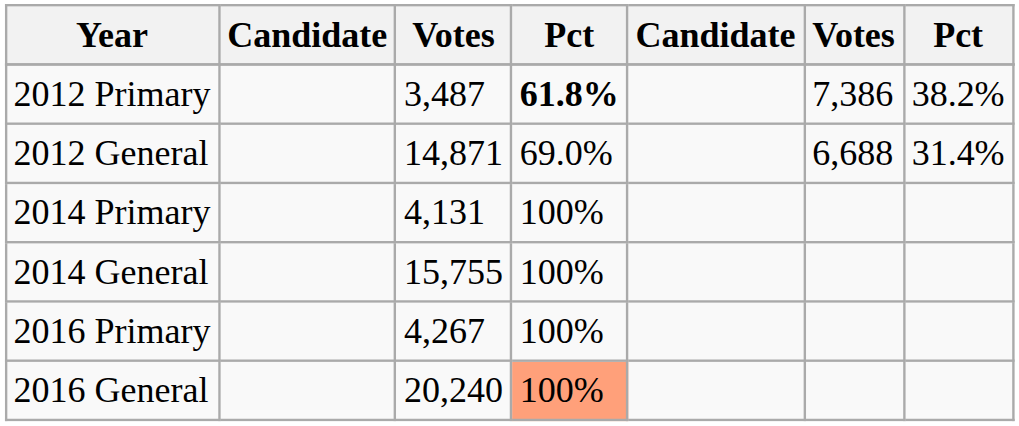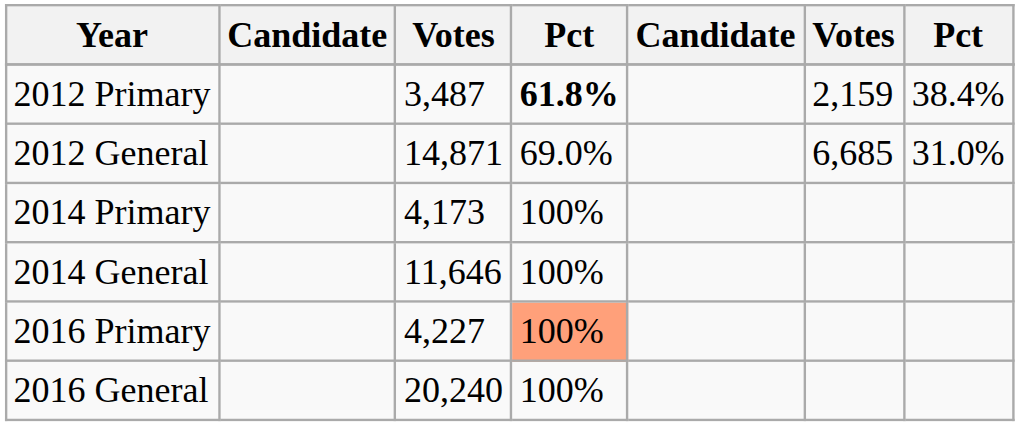(853, 93) 7,386 -> (853, 93) 2,159
(958, 93) 38.2% -> (958, 93) 38.4%
(853, 152) 6,688 -> (853, 152) 6,685
(958, 152) 31.4% -> (958, 152) 31.0%
(445, 212) 4,131 -> (445, 212) 4,173
(454, 271) 15,755 -> (453, 271) 11,646
(445, 331) 4,267 -> (445, 331) 4,227
(562, 331) no background -> (562, 331) lightsalmon background
(562, 390) lightsalmon background -> (562, 390) no background
